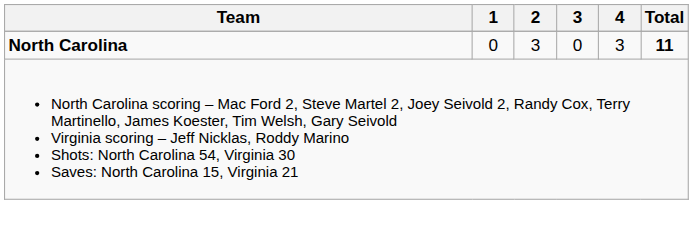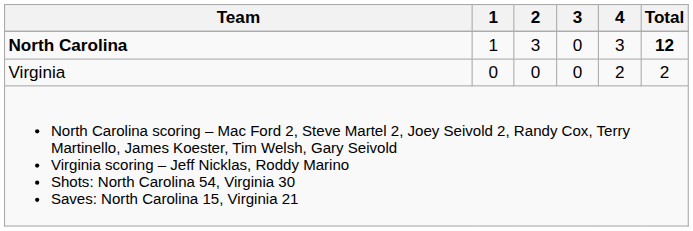(493, 45) 0 -> (493, 45) 1
(664, 45) 11 -> (664, 45) 12
+ row: (37, 72)
